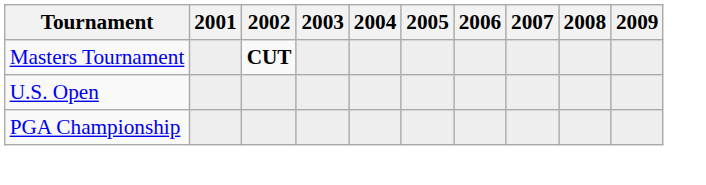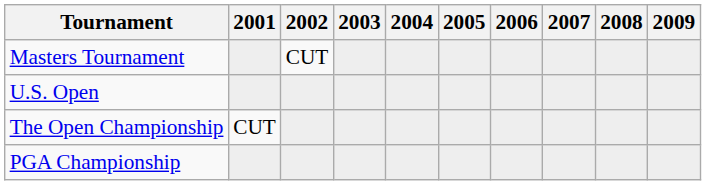(269, 57) bold -> (307, 57) normal
+ row: (117, 127)
